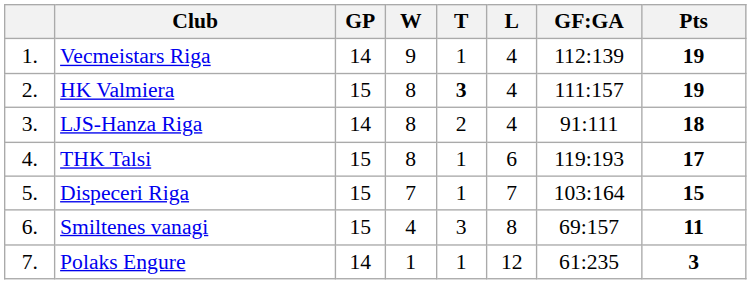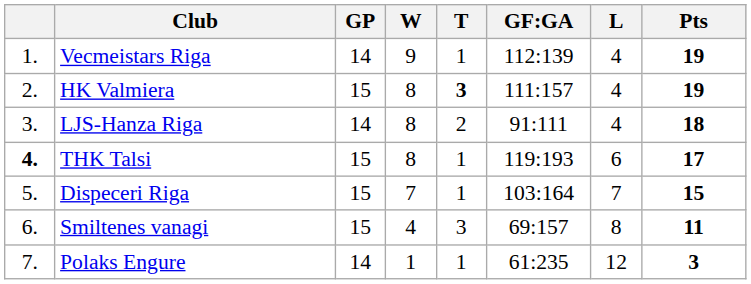columns swapped: (512, 21) <-> (589, 21)
(30, 158) normal -> (30, 158) bold
